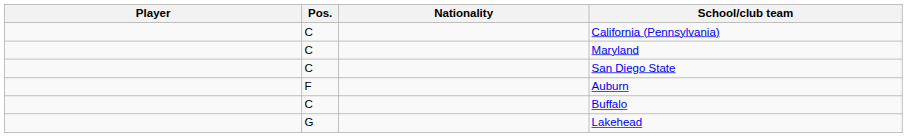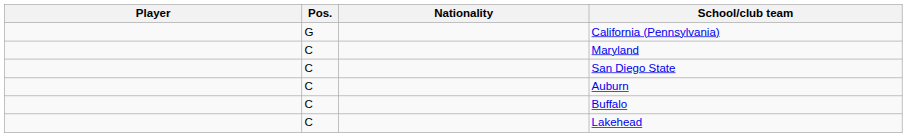(309, 31) C -> (309, 31) G
(308, 86) F -> (309, 86) C
(309, 123) G -> (309, 123) C
